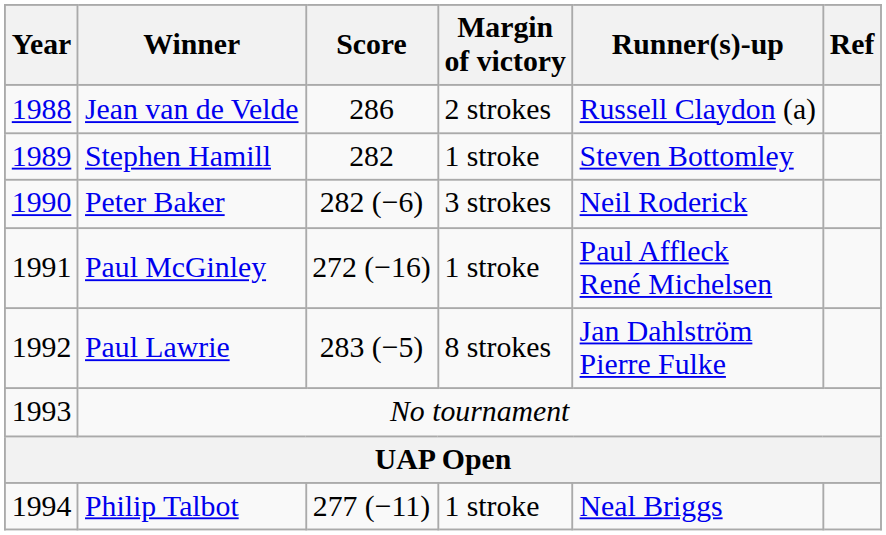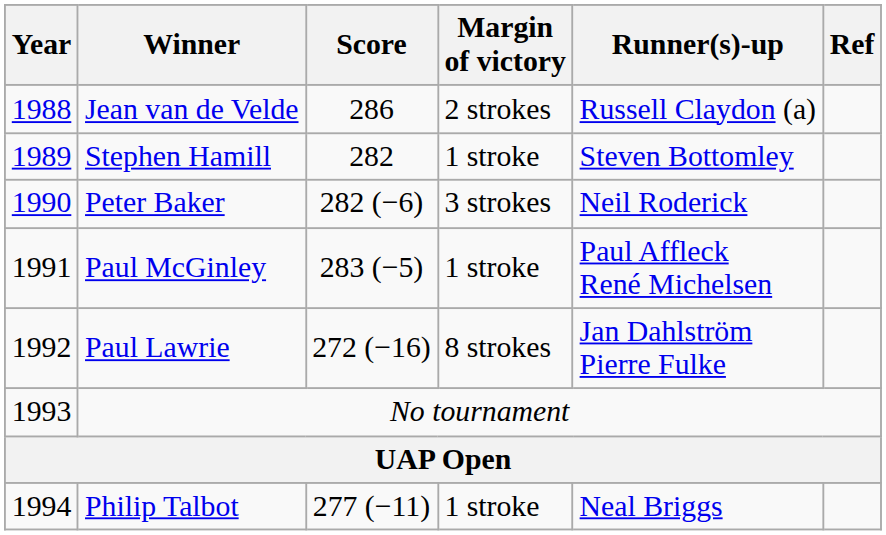(371, 267) 272 (−16) -> (371, 267) 283 (−5)
(371, 347) 283 (−5) -> (371, 347) 272 (−16)
